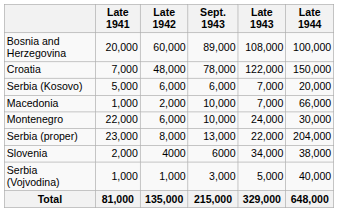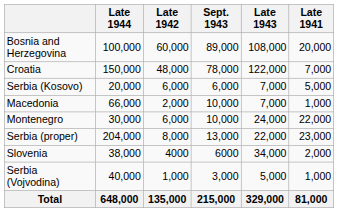columns swapped: (118, 18) <-> (310, 18)
